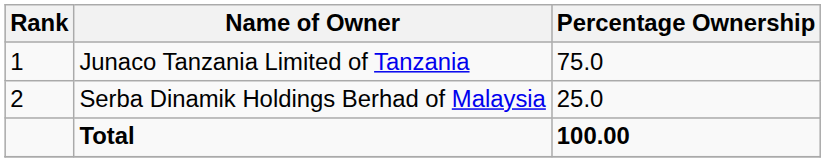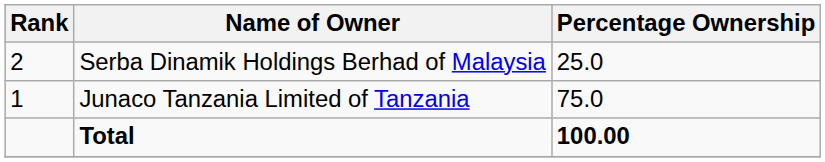rows swapped: (274, 61) <-> (313, 99)
